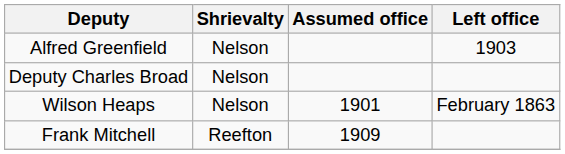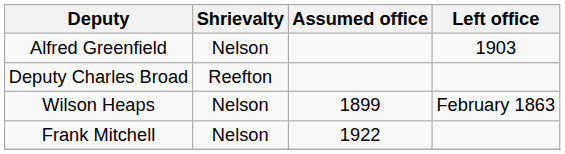(240, 76) Nelson -> (240, 76) Reefton
(360, 105) 1901 -> (360, 105) 1899
(240, 134) Reefton -> (240, 134) Nelson
(360, 134) 1909 -> (360, 134) 1922
